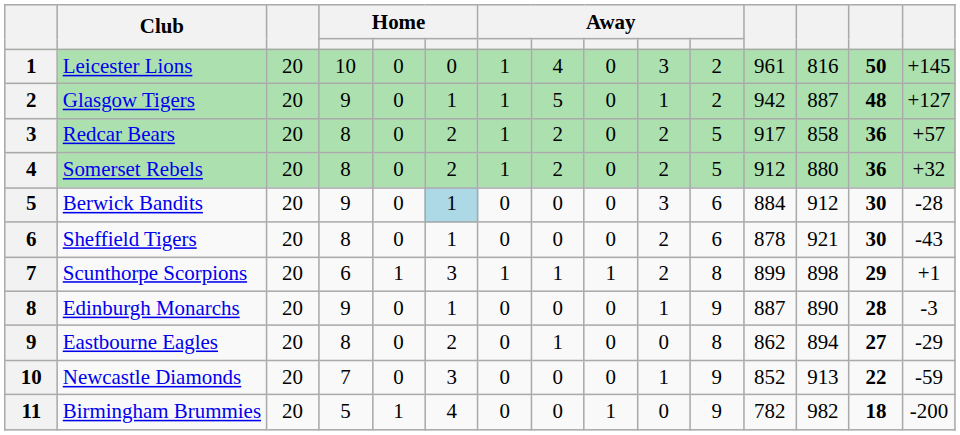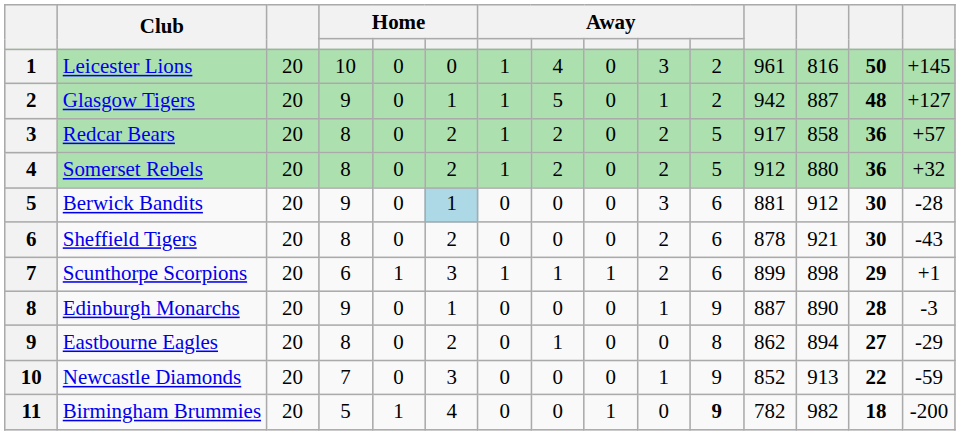(770, 204) 884 -> (770, 204) 881
(452, 238) 1 -> (452, 238) 2
(717, 273) 8 -> (717, 273) 6
(717, 411) normal -> (717, 411) bold
